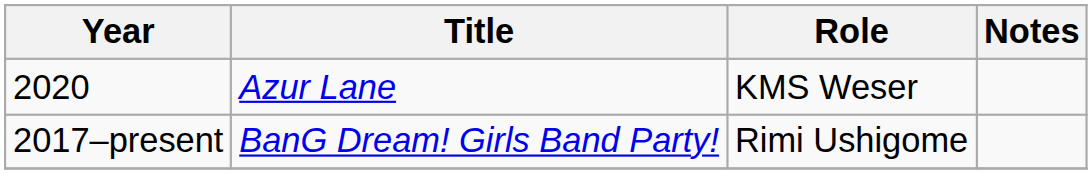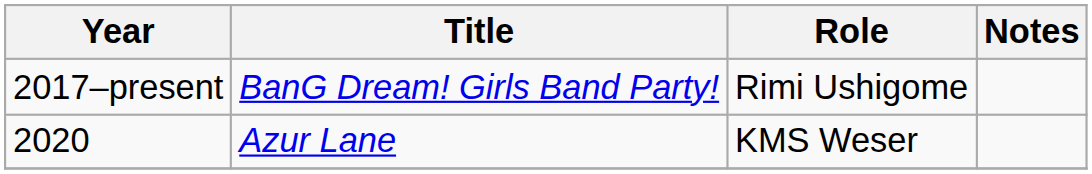rows swapped: (118, 140) <-> (51, 86)
